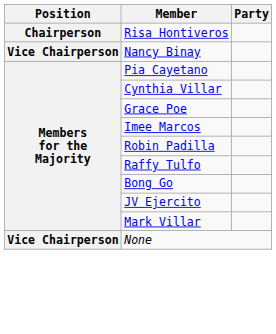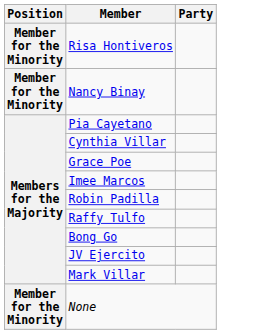(63, 33) Chairperson -> (35, 46) Member for the Minority
(63, 52) Vice Chairperson -> (35, 92) Member for the Minority
(63, 240) Vice Chairperson -> (35, 307) Member for the Minority
